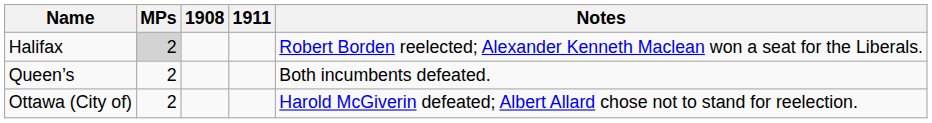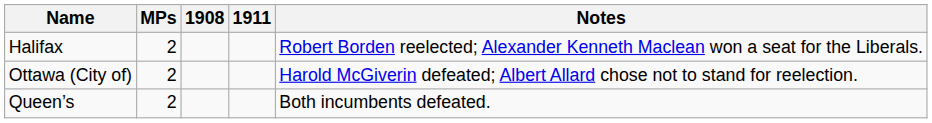(172, 46) lightgrey background -> (172, 46) no background
rows swapped: (70, 103) <-> (42, 74)
